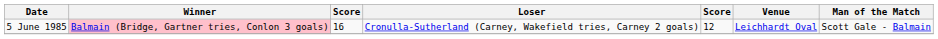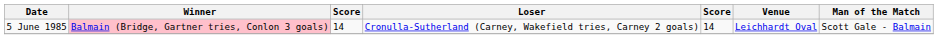(338, 27) 16 -> (338, 27) 14
(709, 27) 12 -> (709, 27) 14
